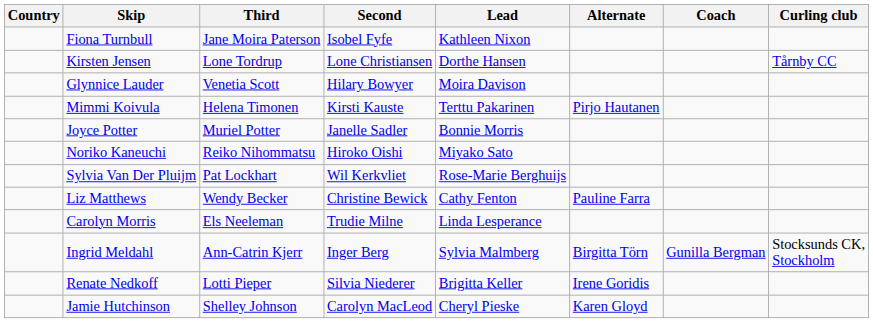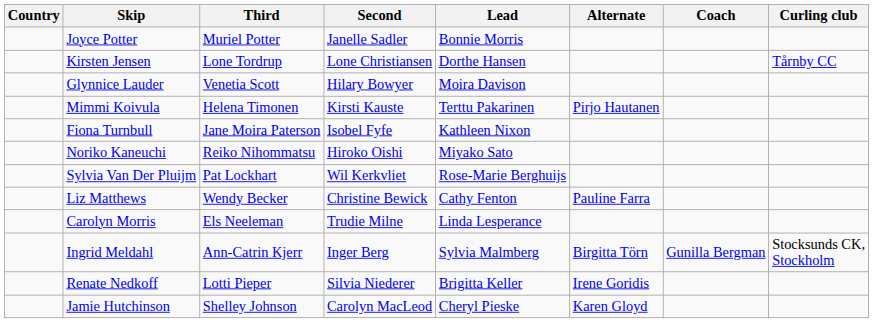rows swapped: (102, 130) <-> (109, 38)
